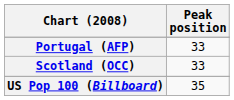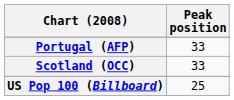(198, 86) 35 -> (198, 86) 25
